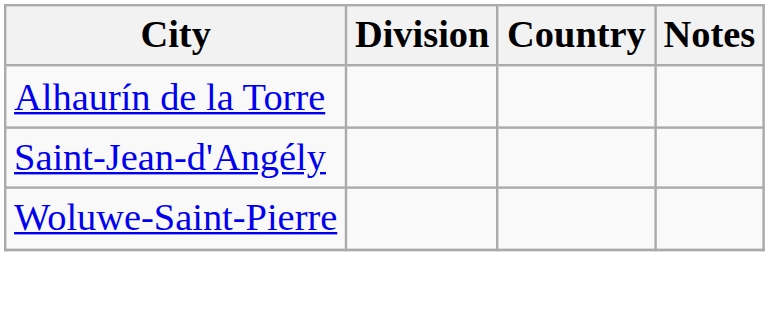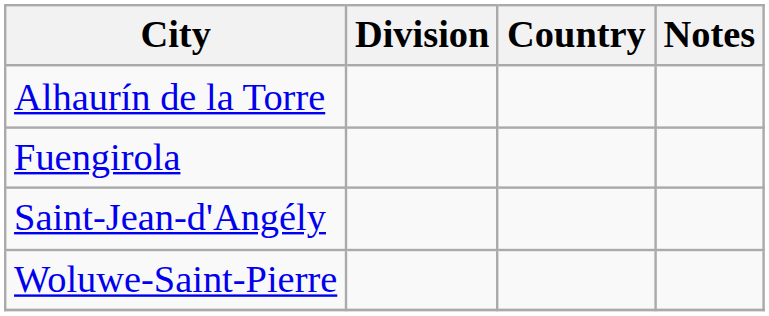+ row: (97, 156)
